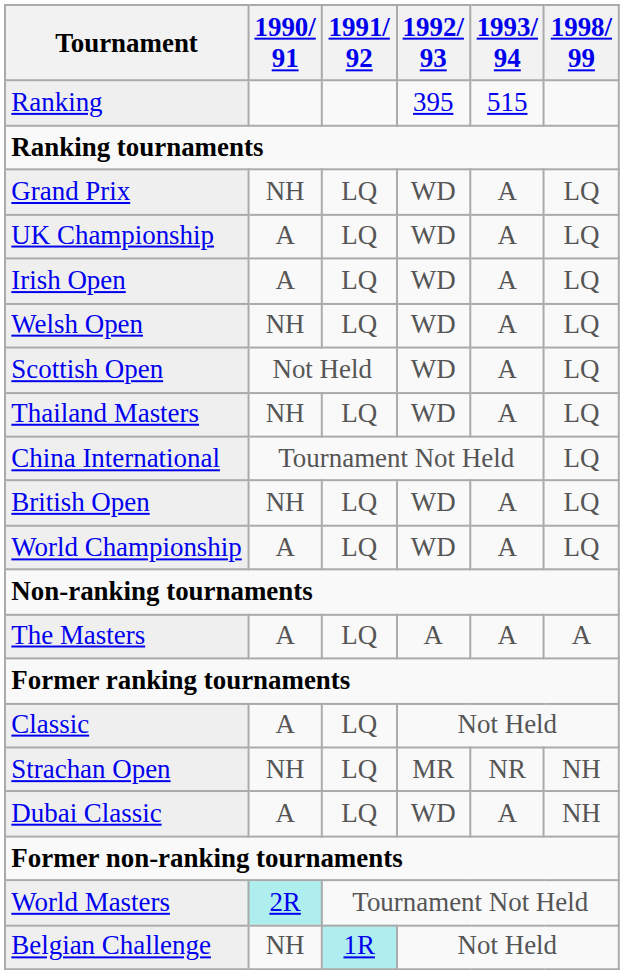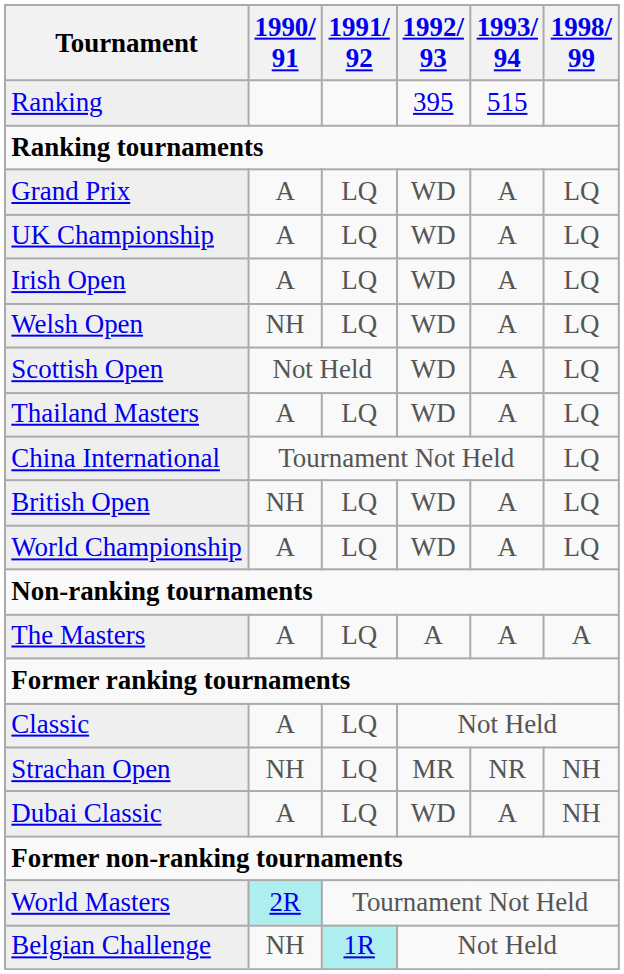(285, 191) NH -> (285, 191) A
(285, 413) NH -> (285, 413) A
